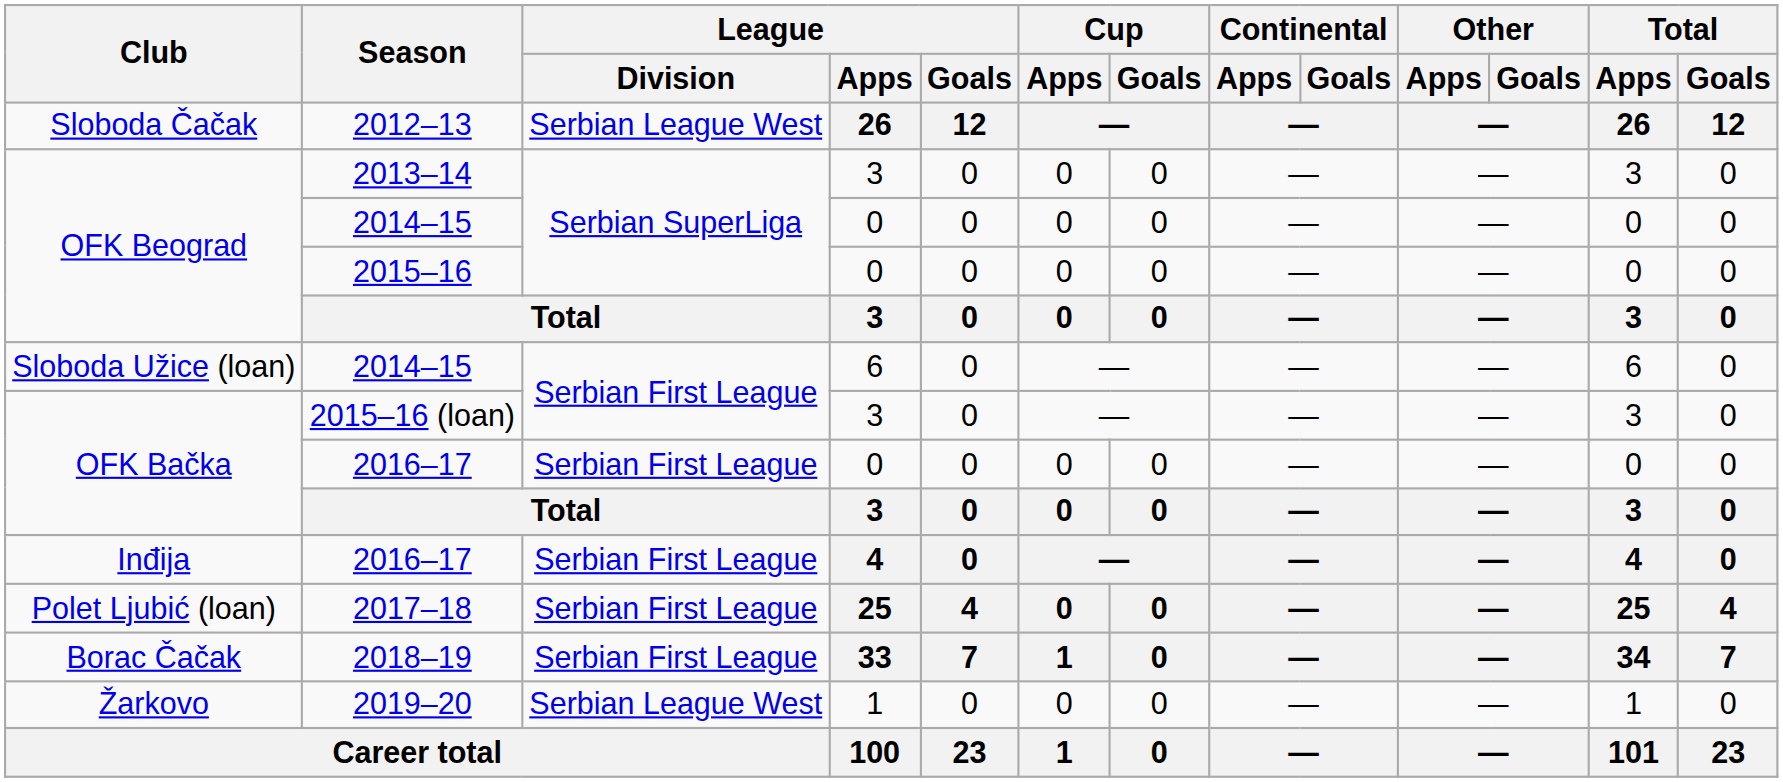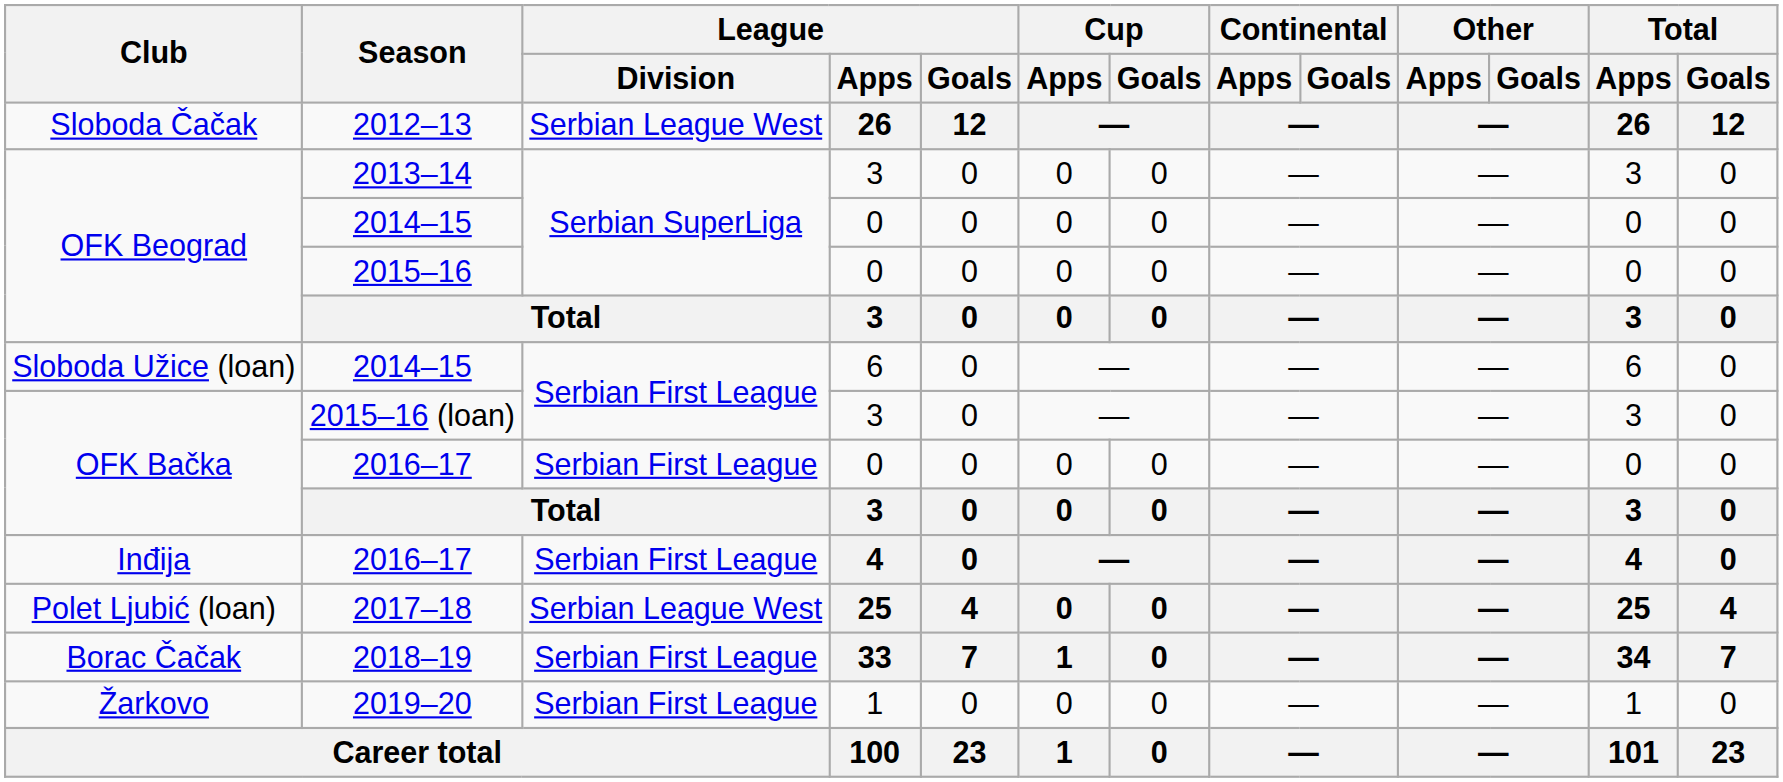(676, 608) Serbian First League -> (676, 608) Serbian League West
(676, 705) Serbian League West -> (676, 705) Serbian First League
